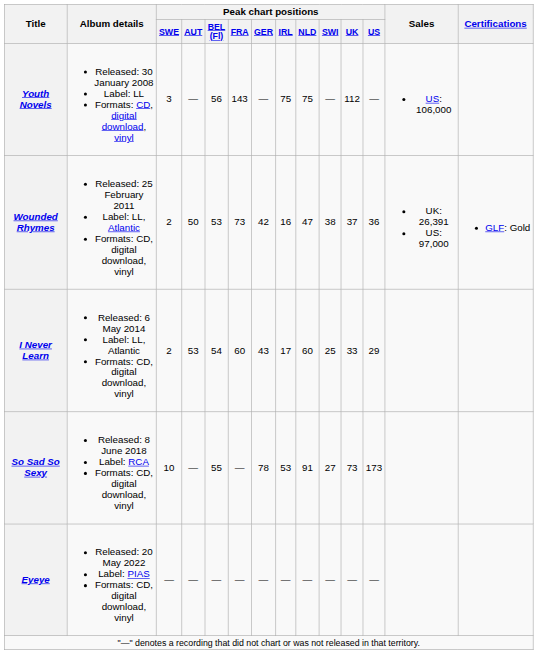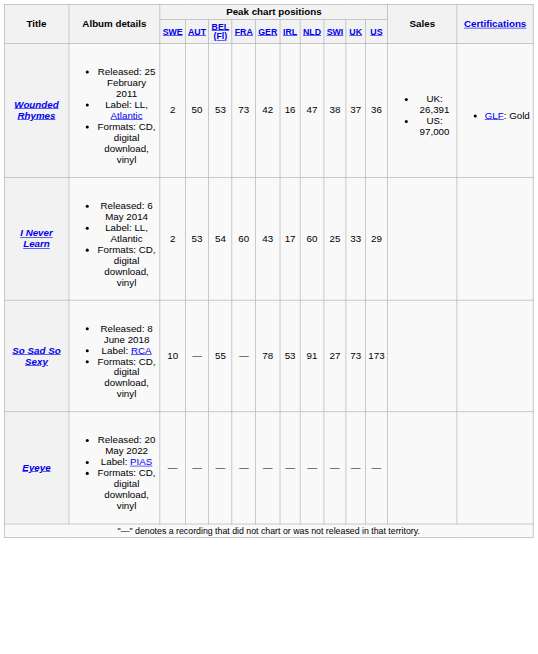- row: (36, 99)
